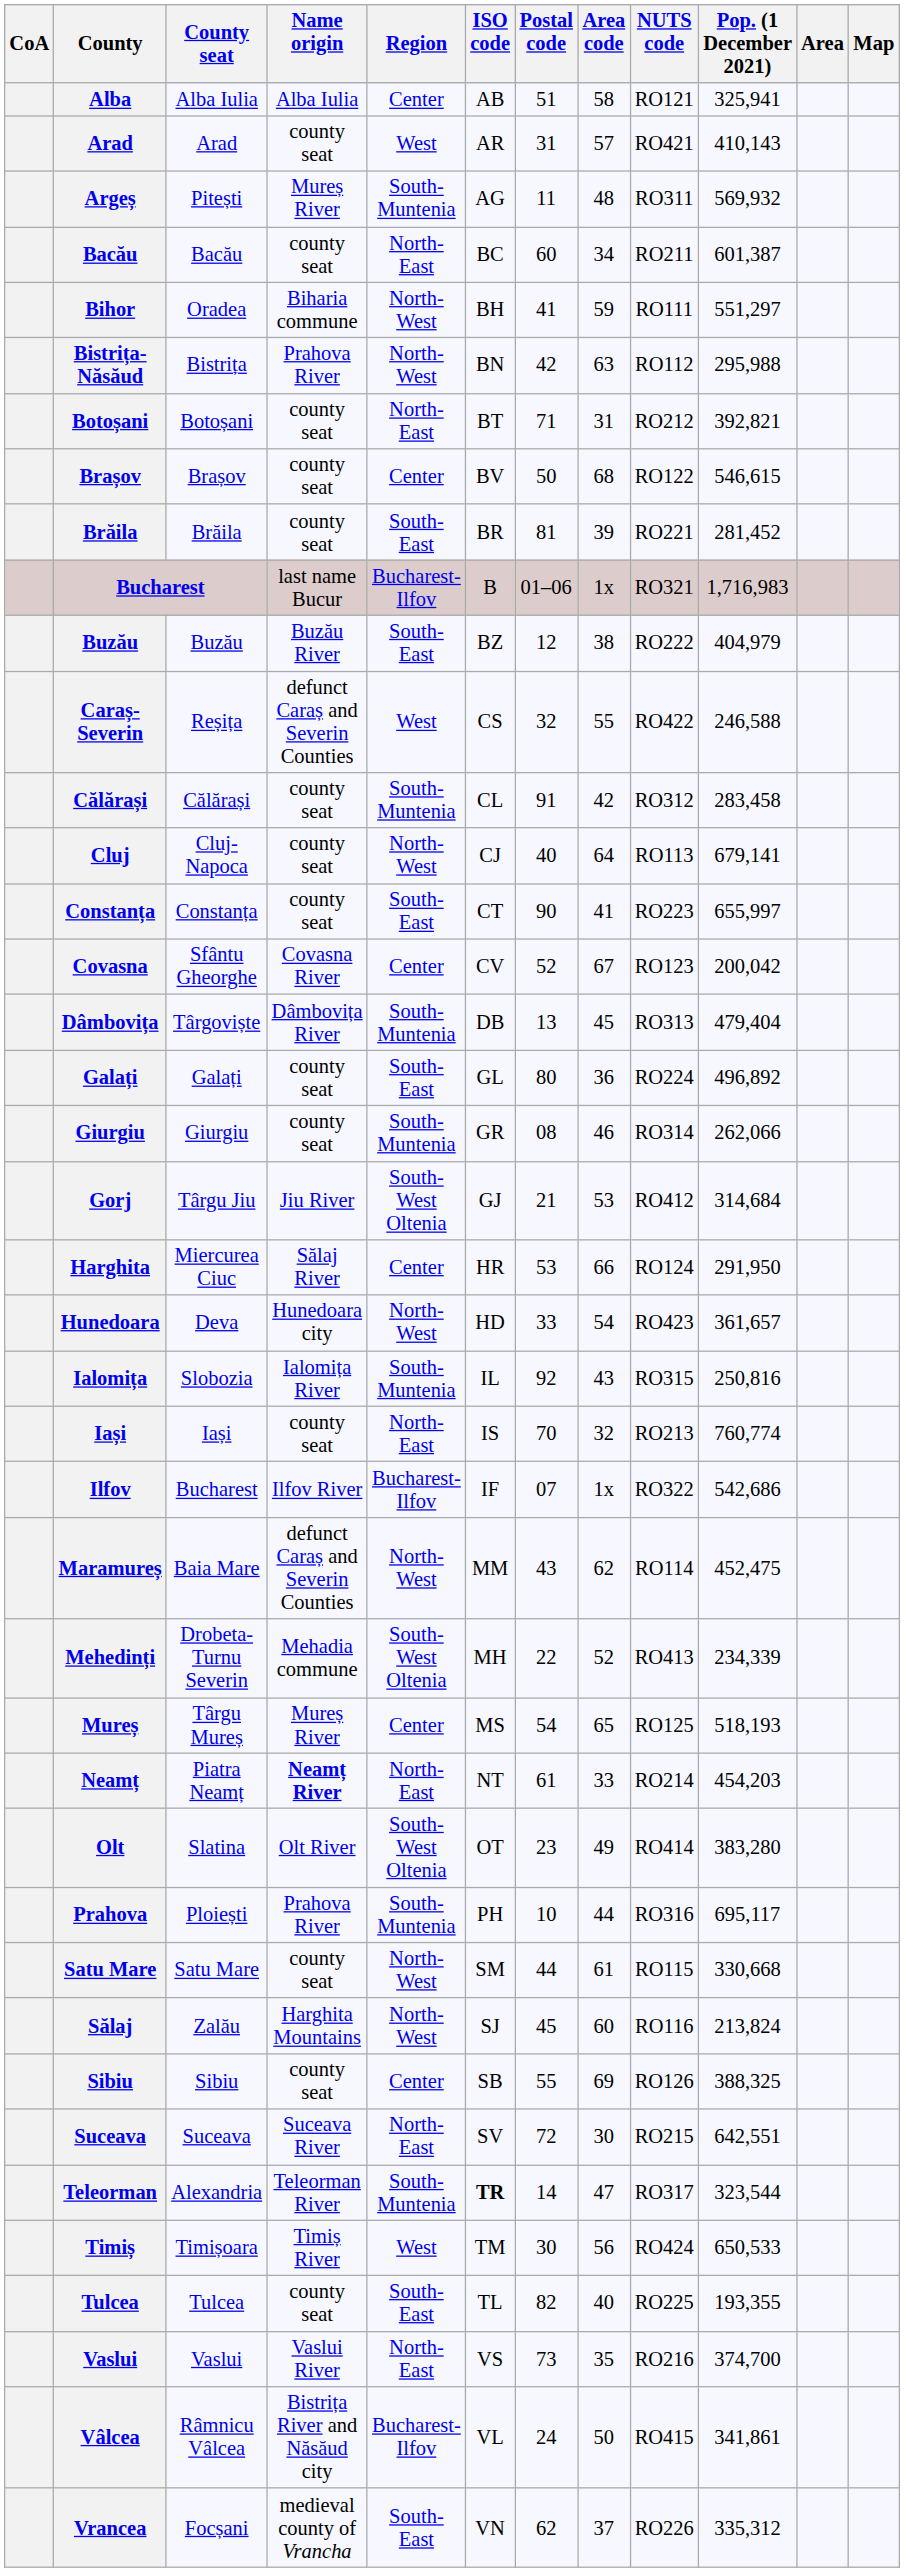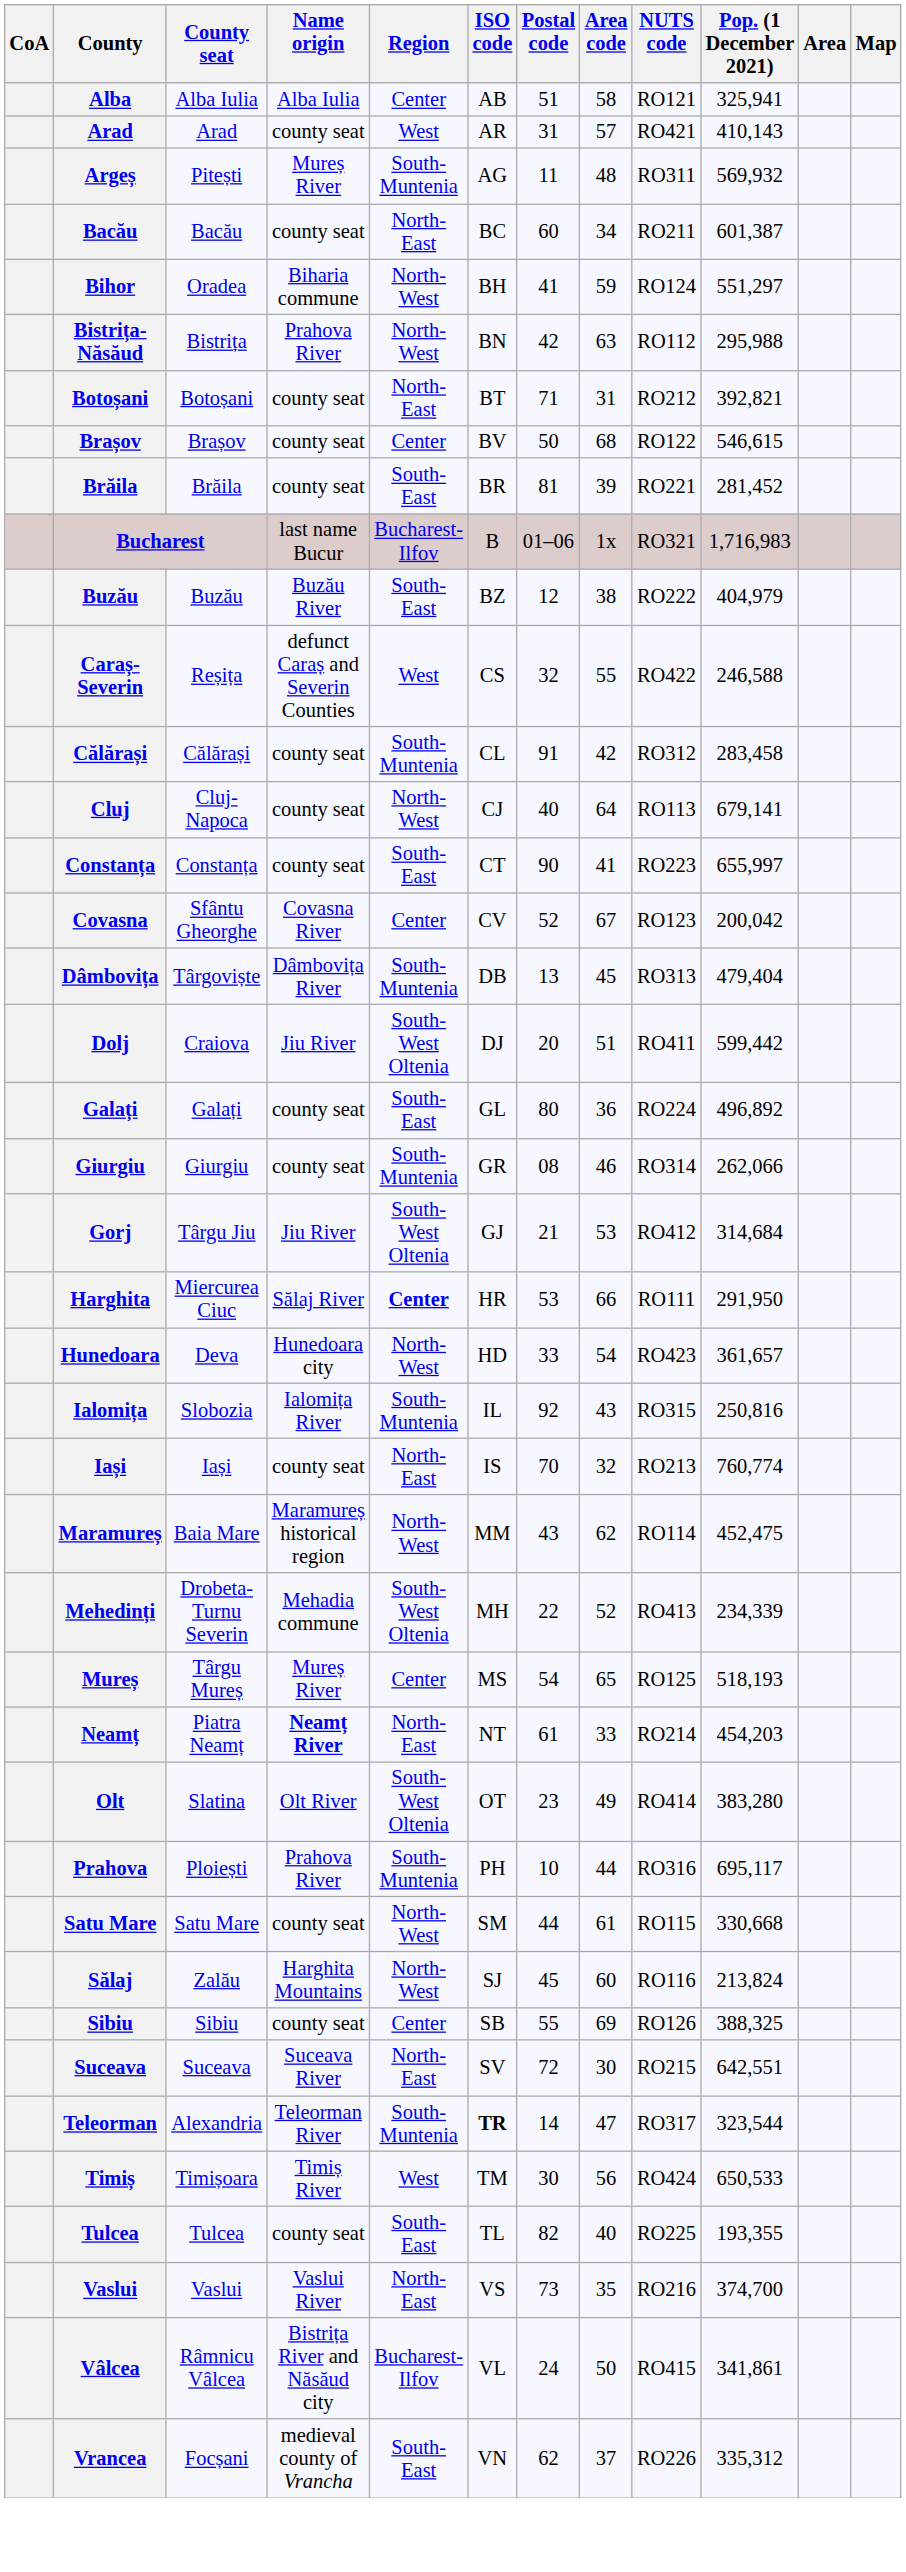(664, 309) RO111 -> (667, 286) RO124
+ row: (110, 1043)
(416, 1267) normal -> (419, 1299) bold
(664, 1267) RO124 -> (667, 1299) RO111
- row: (110, 1489)
(317, 1567) defunct Caraș and Severin Counties -> (318, 1533) Maramureș historical region
